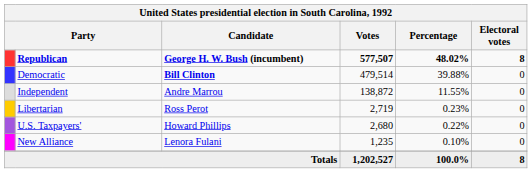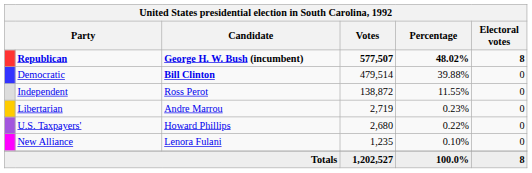(193, 92) Andre Marrou -> (186, 92) Ross Perot
(186, 109) Ross Perot -> (193, 109) Andre Marrou
